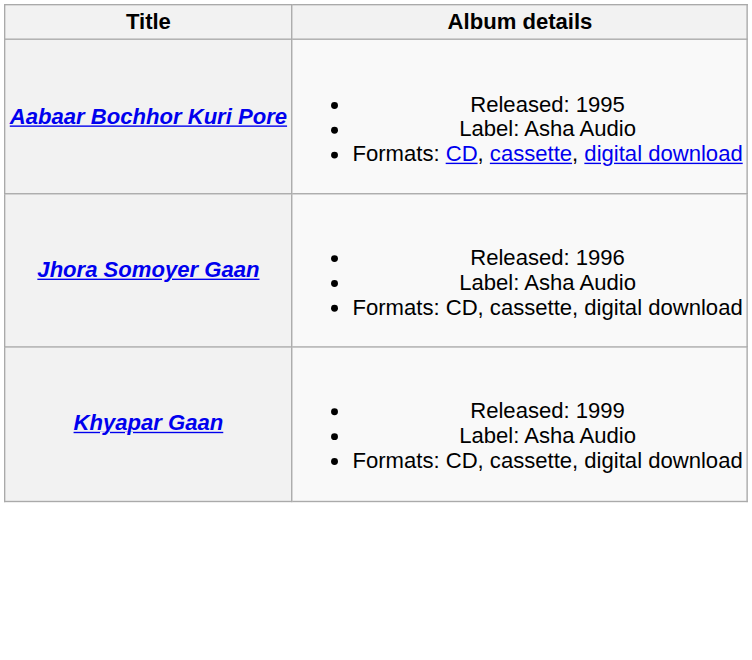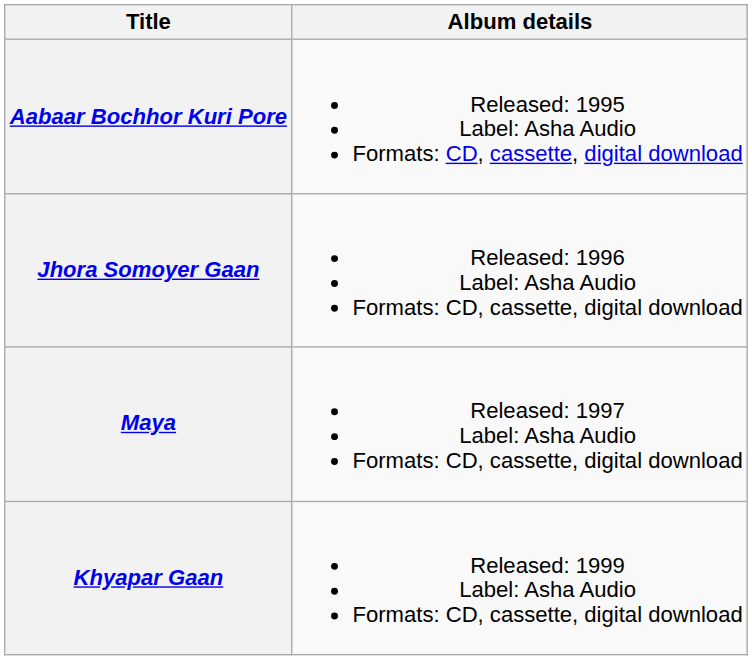+ row: (148, 423)
